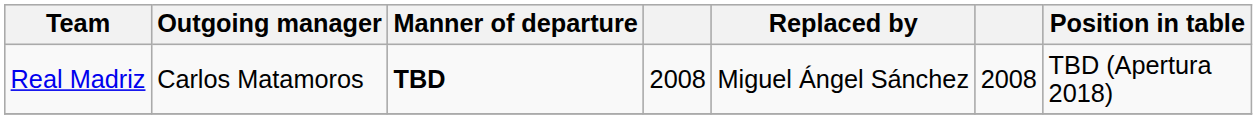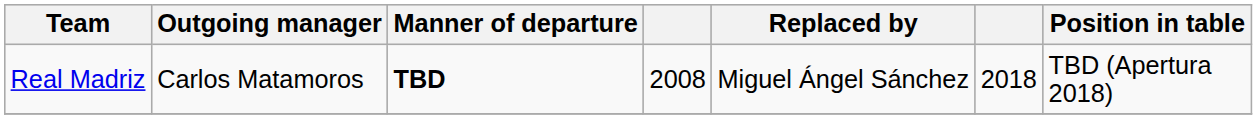(1009, 78) 2008 -> (1009, 78) 2018
